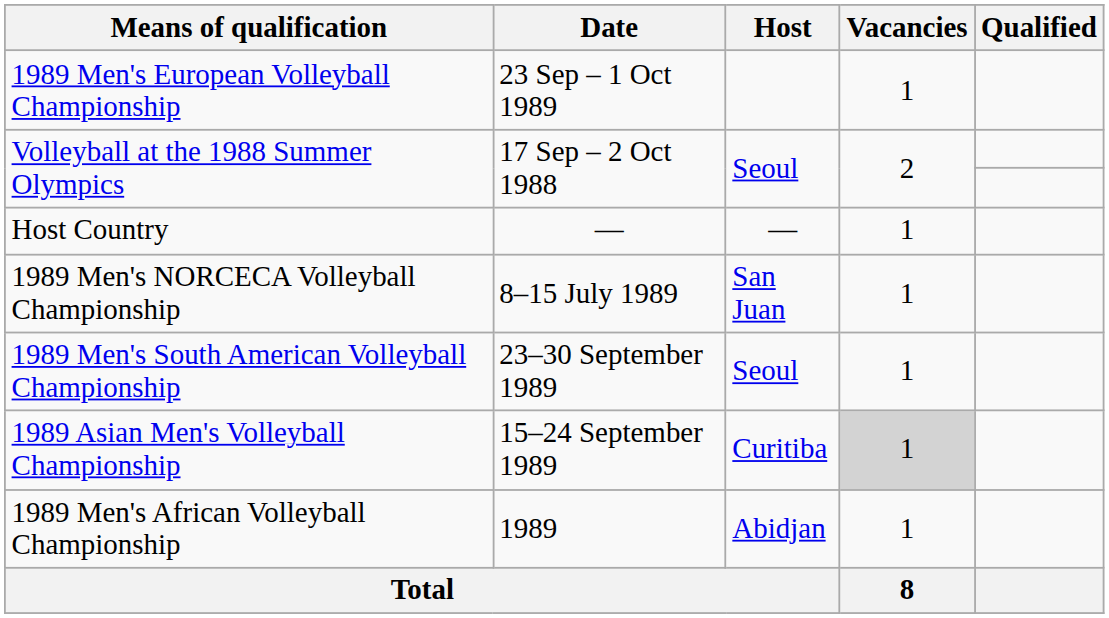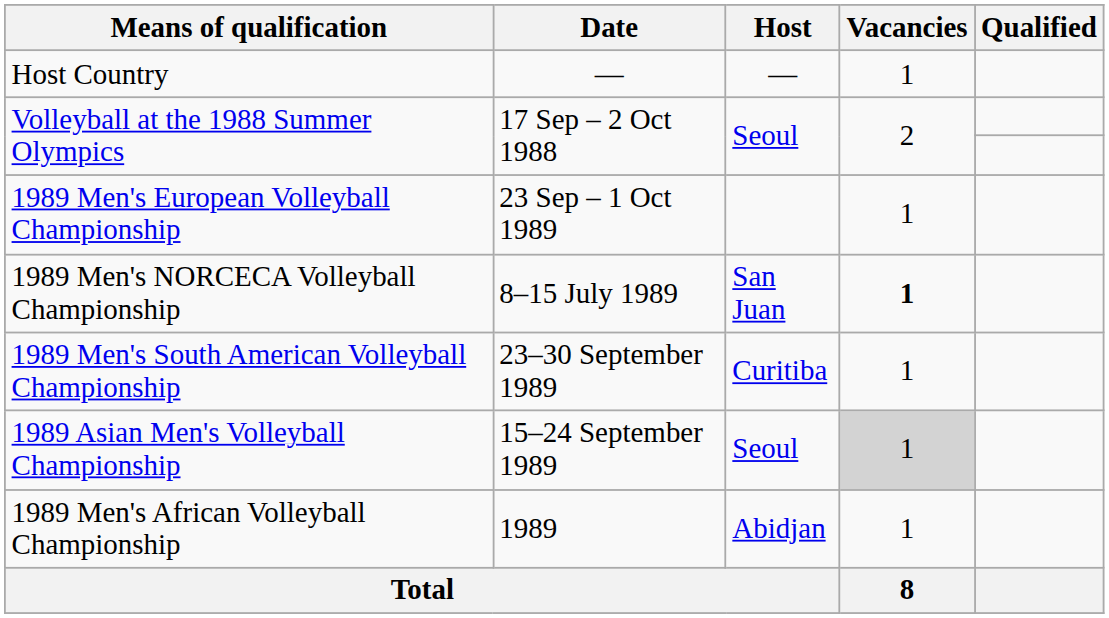rows swapped: (90, 230) <-> (201, 89)
(907, 292) normal -> (907, 292) bold
(765, 371) Seoul -> (780, 371) Curitiba
(780, 449) Curitiba -> (765, 449) Seoul
